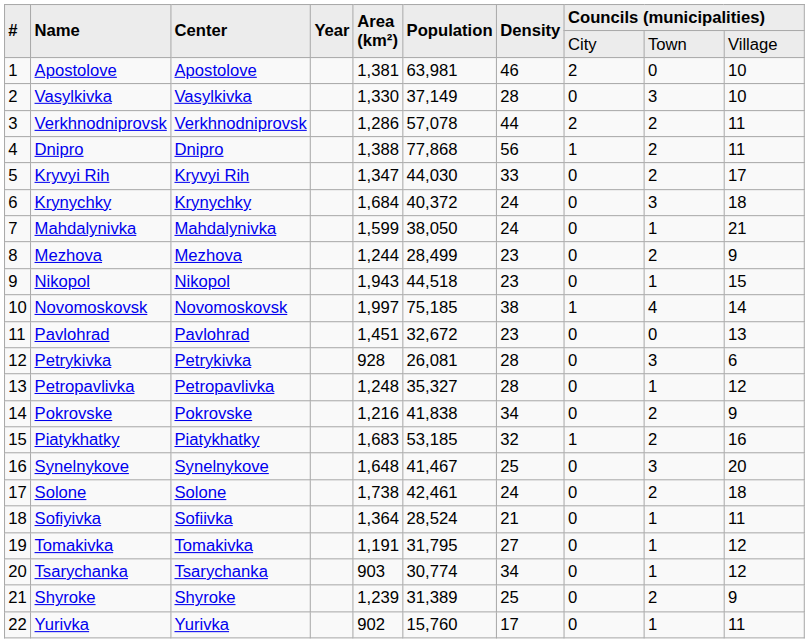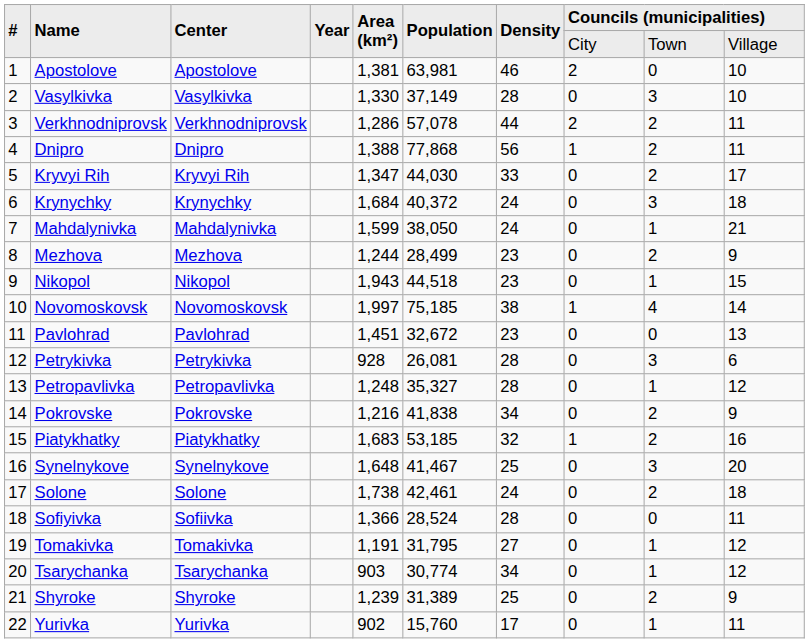(378, 519) 1,364 -> (378, 519) 1,366
(509, 519) 21 -> (509, 519) 28
(653, 519) 1 -> (653, 519) 0
